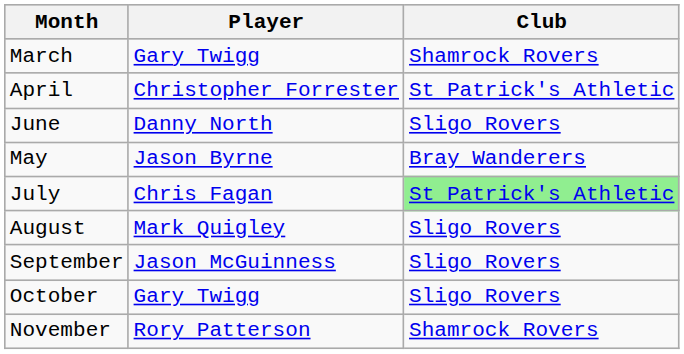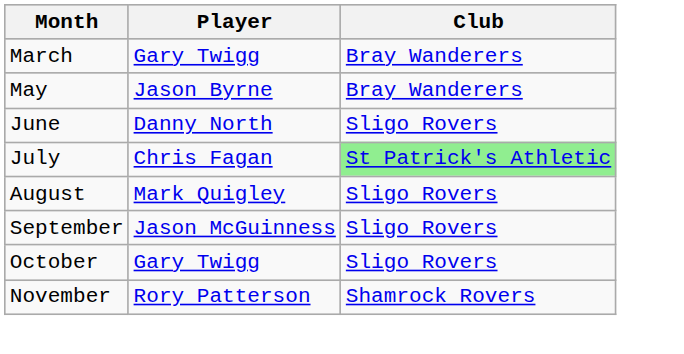(504, 56) Shamrock Rovers -> (434, 56) Bray Wanderers
- row: (41, 91)
rows swapped: (29, 159) <-> (35, 125)
